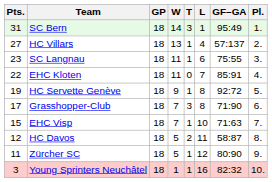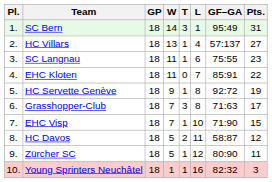columns swapped: (258, 12) <-> (16, 12)
(229, 106) 71:90 -> (225, 106) 71:63
(229, 122) 71:63 -> (225, 122) 71:90
